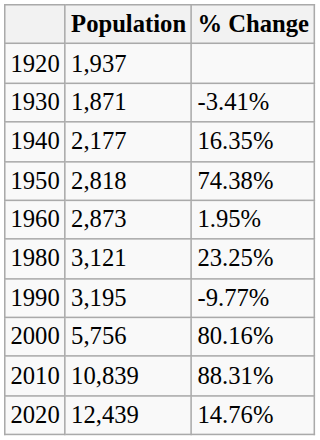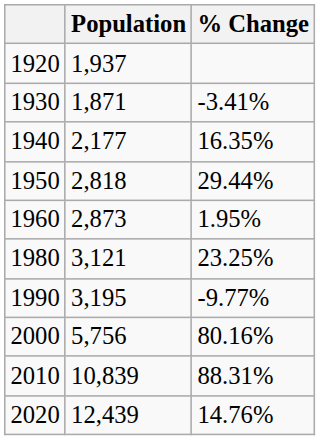(235, 180) 74.38% -> (235, 180) 29.44%
